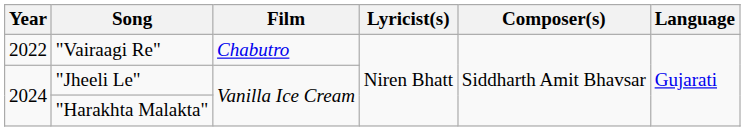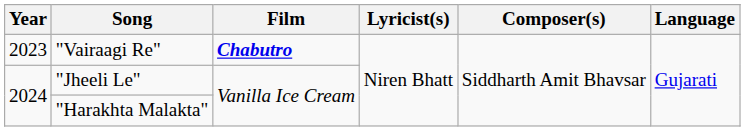(28, 49) 2022 -> (28, 49) 2023
(253, 49) normal -> (255, 49) bold
